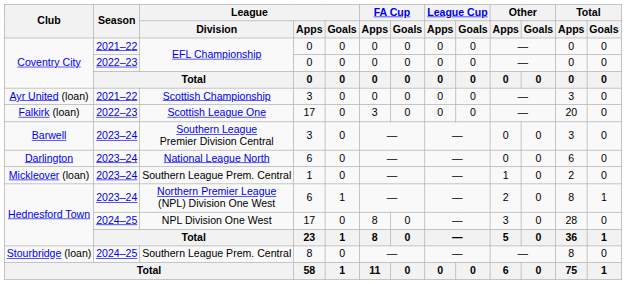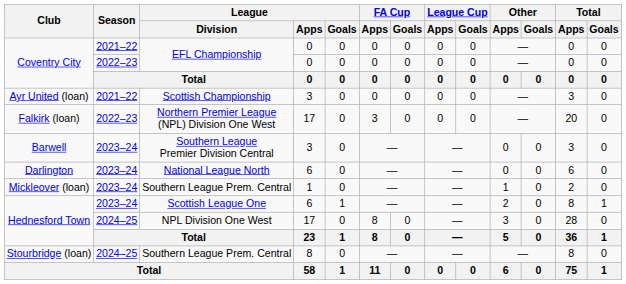(217, 113) Scottish League One -> (217, 119) Northern Premier League (NPL) Division One West
(217, 198) Northern Premier League (NPL) Division One West -> (217, 204) Scottish League One
